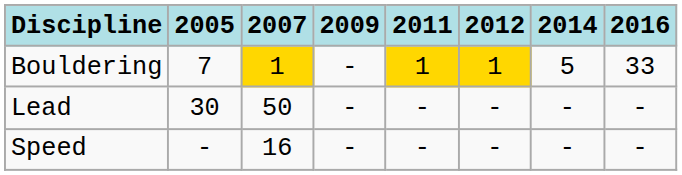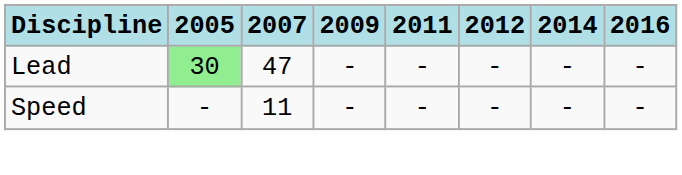- row: (87, 67)
(205, 108) no background -> (205, 67) lightgreen background
(277, 108) 50 -> (277, 67) 47
(277, 149) 16 -> (277, 108) 11
